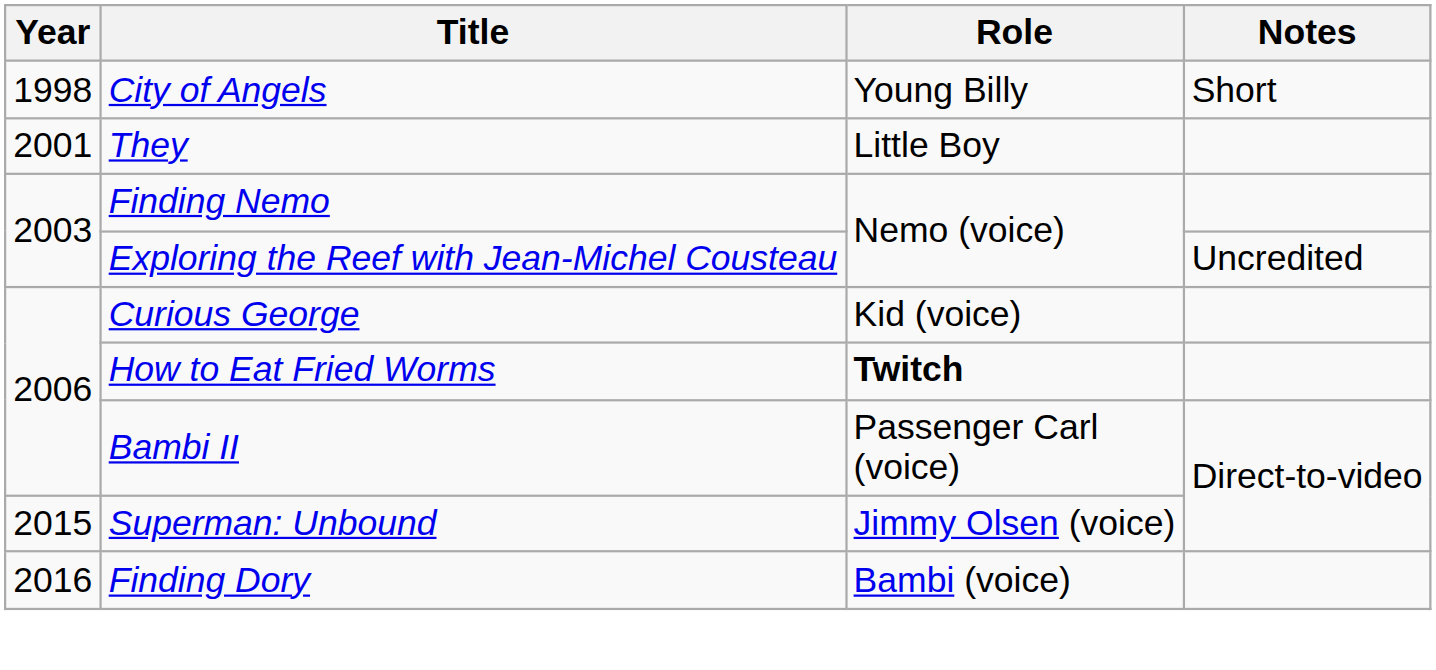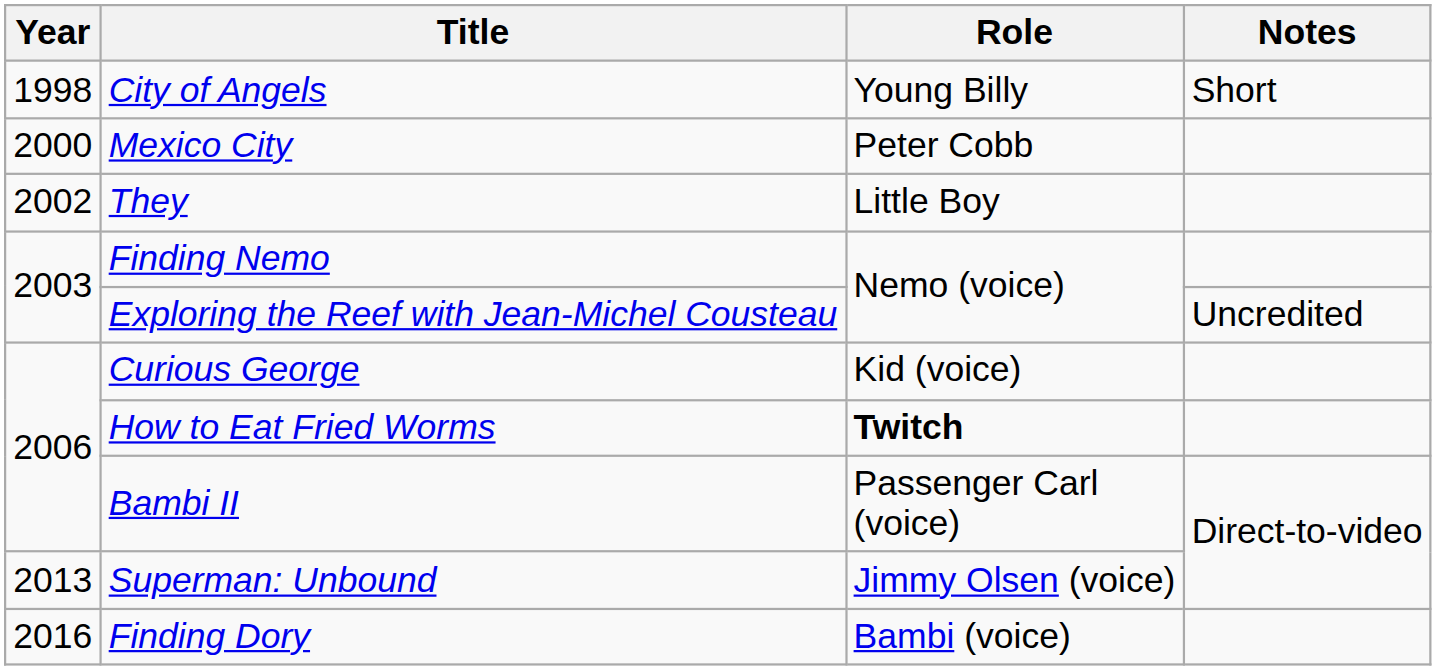+ row: (200, 145)
(53, 145) 2001 -> (53, 201) 2002
(53, 523) 2015 -> (53, 579) 2013
